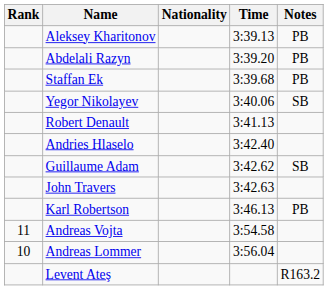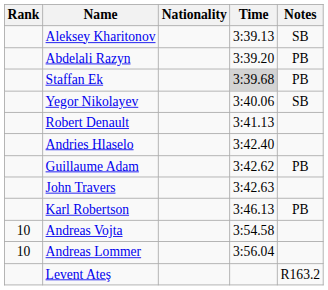(300, 36) PB -> (300, 36) SB
(254, 79) no background -> (254, 79) lightgrey background
(300, 166) SB -> (300, 166) PB
(23, 230) 11 -> (23, 230) 10
